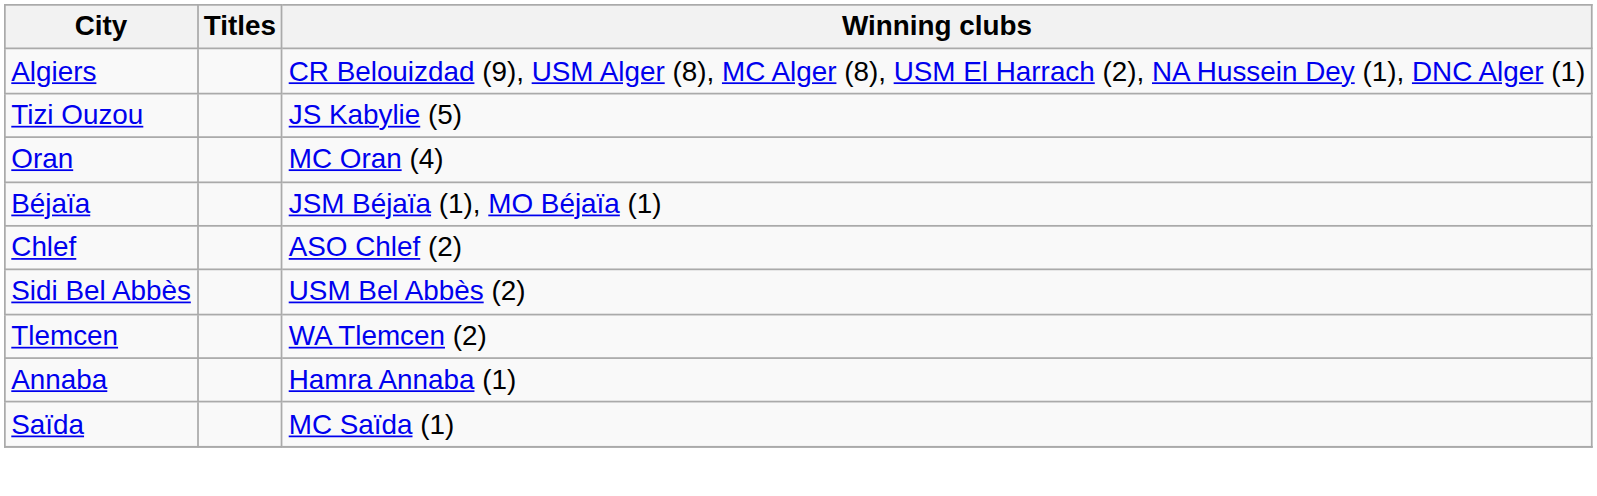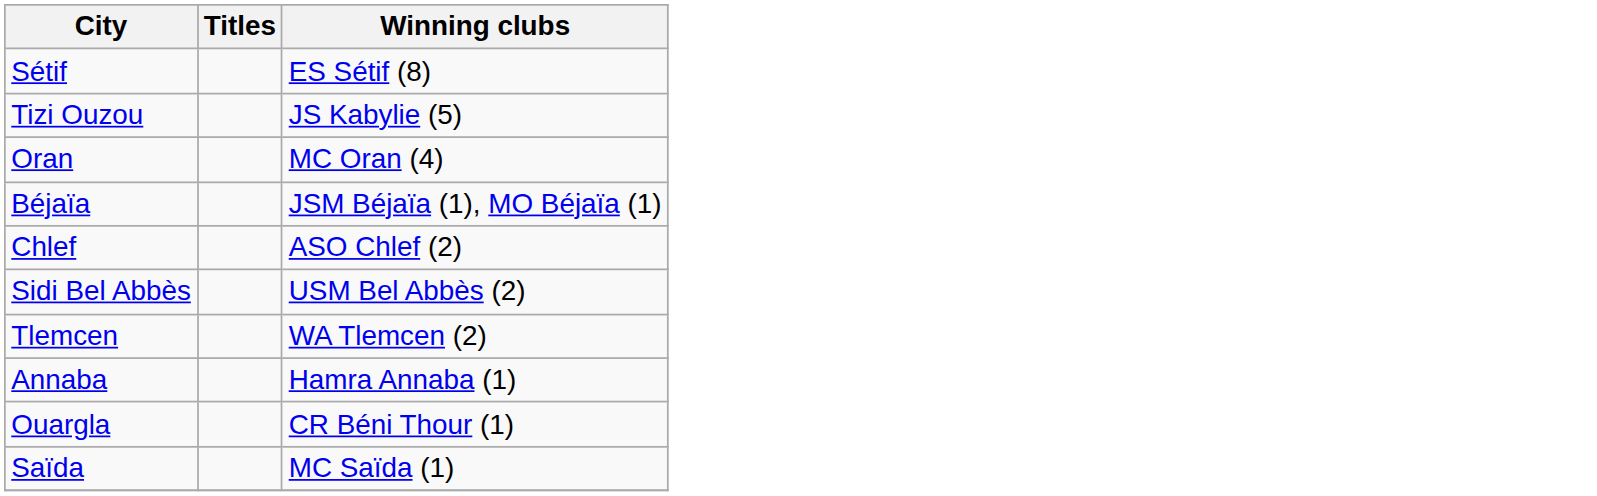- row: (54, 70)
+ row: (39, 70)
+ row: (61, 423)
